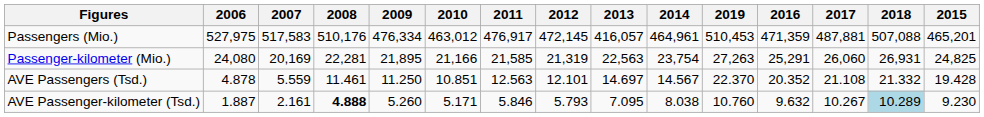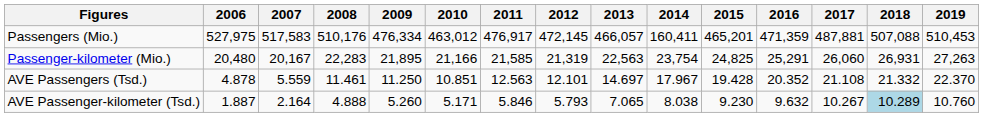columns swapped: (952, 15) <-> (730, 15)
(619, 36) 416,057 -> (619, 36) 466,057
(674, 36) 464,961 -> (674, 36) 160,411
(235, 58) 24,080 -> (235, 58) 20,480
(290, 58) 20,169 -> (290, 58) 20,167
(346, 58) 22,281 -> (346, 58) 22,283
(678, 79) 14.567 -> (677, 79) 17.967
(294, 101) 2.161 -> (294, 101) 2.164
(349, 101) bold -> (349, 101) normal
(627, 101) 7.095 -> (627, 101) 7.065
